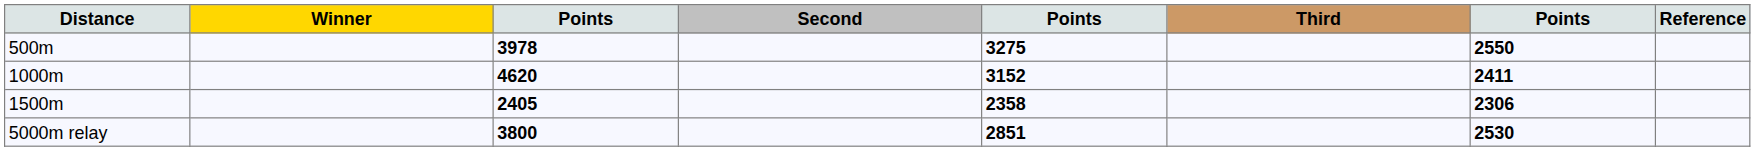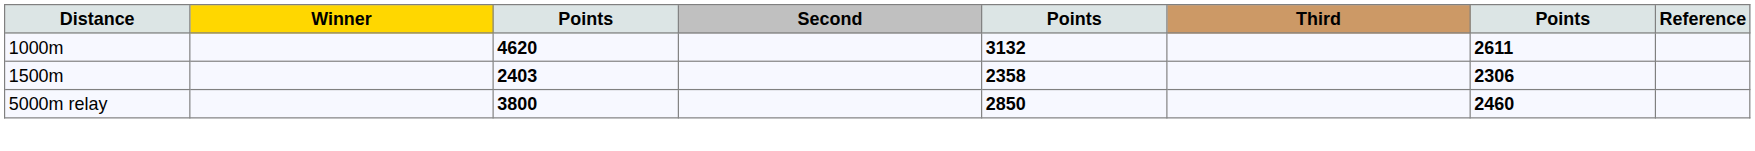- row: (31, 47)
(1006, 75) 3152 -> (1006, 47) 3132
(1494, 75) 2411 -> (1494, 47) 2611
(517, 104) 2405 -> (517, 75) 2403
(1006, 132) 2851 -> (1006, 104) 2850
(1494, 132) 2530 -> (1494, 104) 2460
